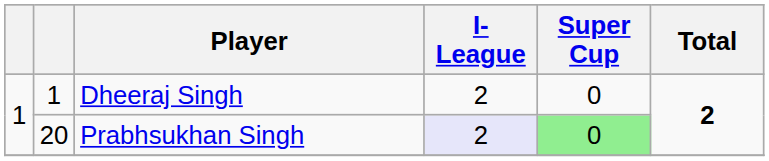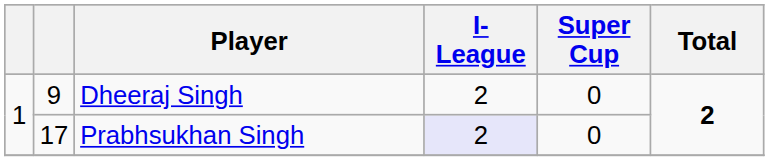(54, 95) 1 -> (54, 95) 9
(54, 135) 20 -> (54, 135) 17
(594, 135) lightgreen background -> (594, 135) no background
